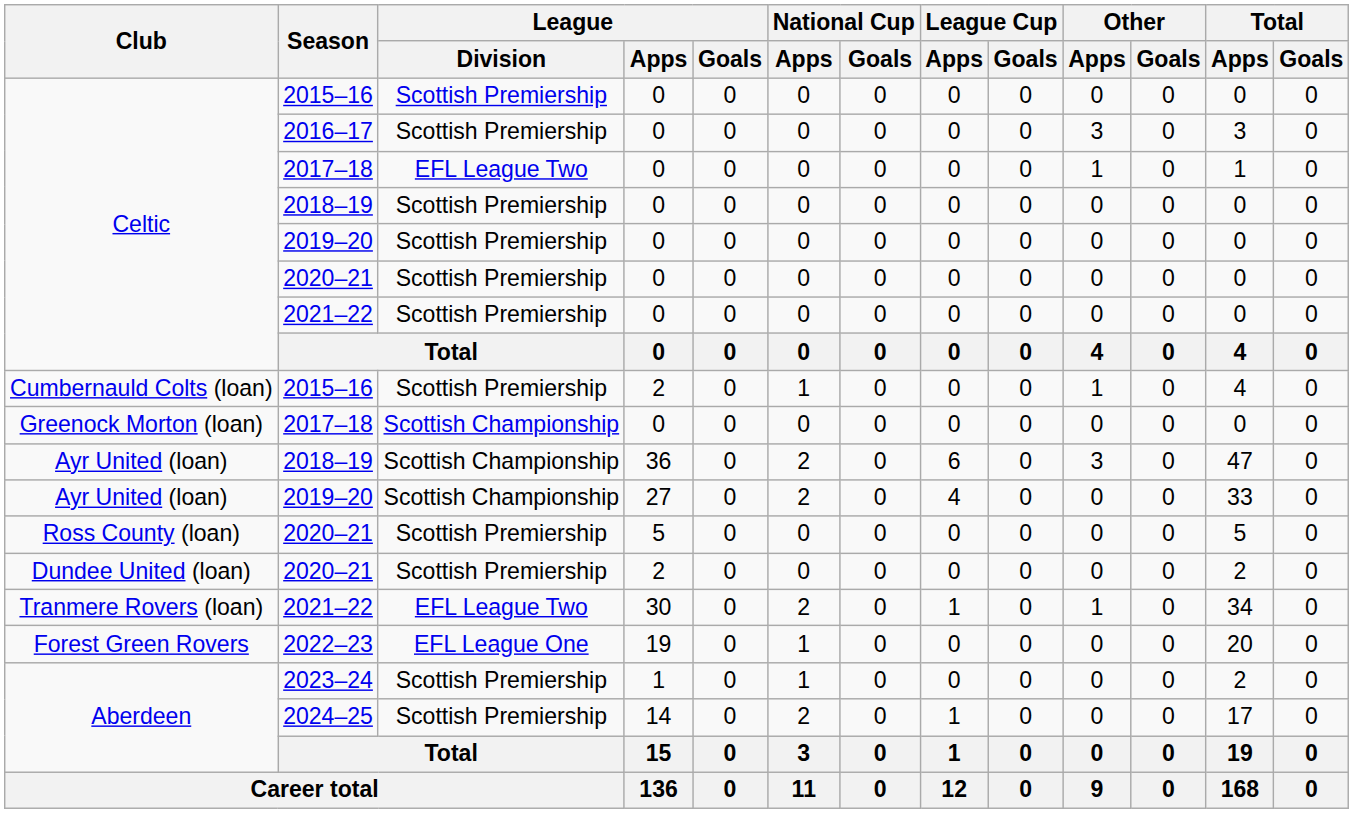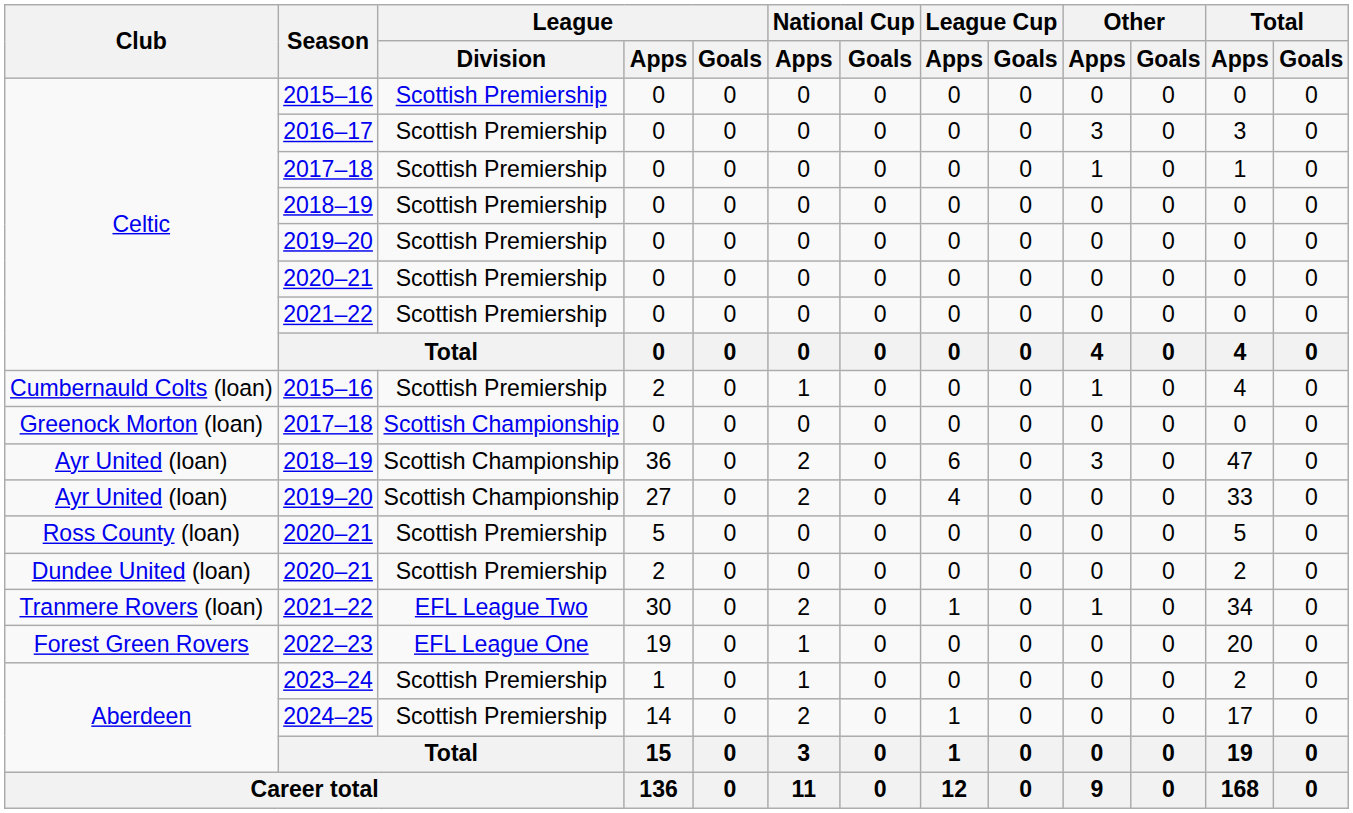(501, 168) EFL League Two -> (501, 168) Scottish Premiership
